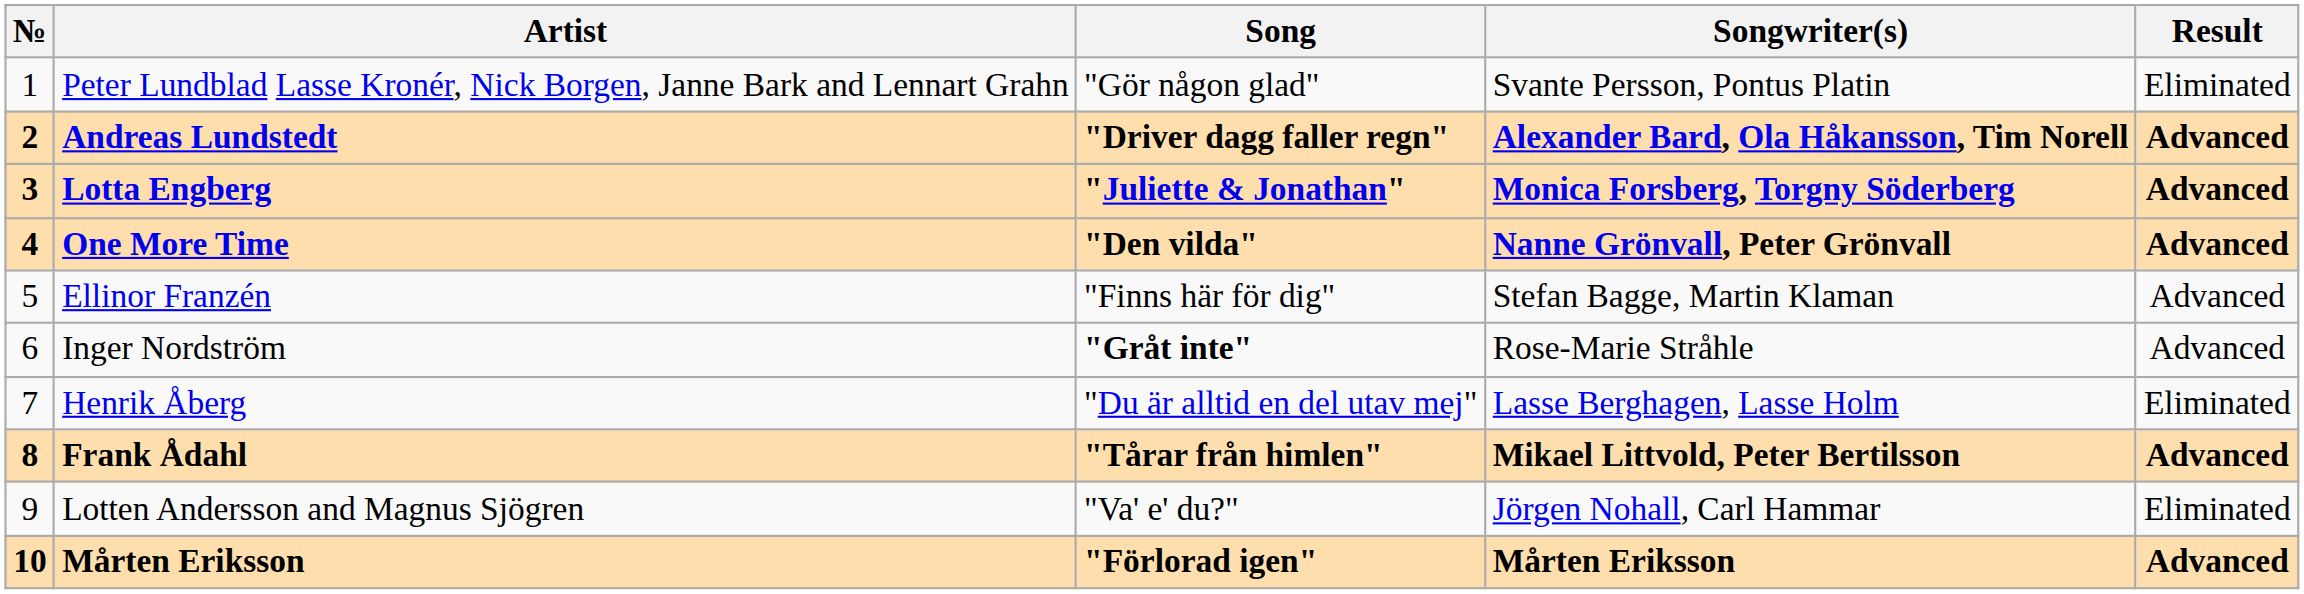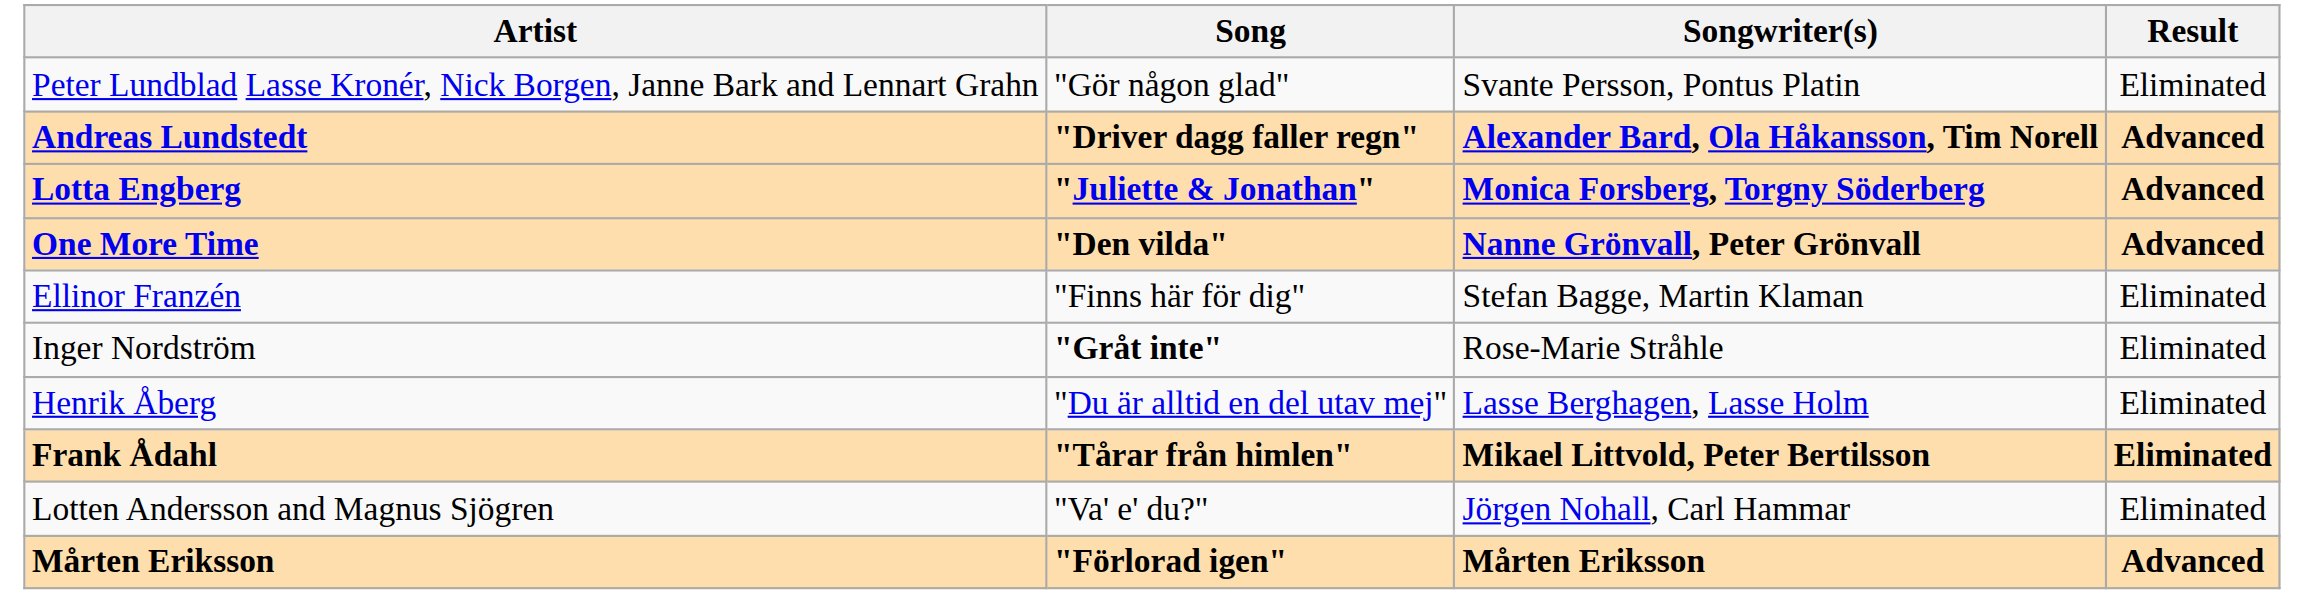- column: (30, 31)
(2217, 296) Advanced -> (2193, 296) Eliminated
(2217, 349) Advanced -> (2193, 349) Eliminated
(2217, 455) Advanced -> (2193, 455) Eliminated
